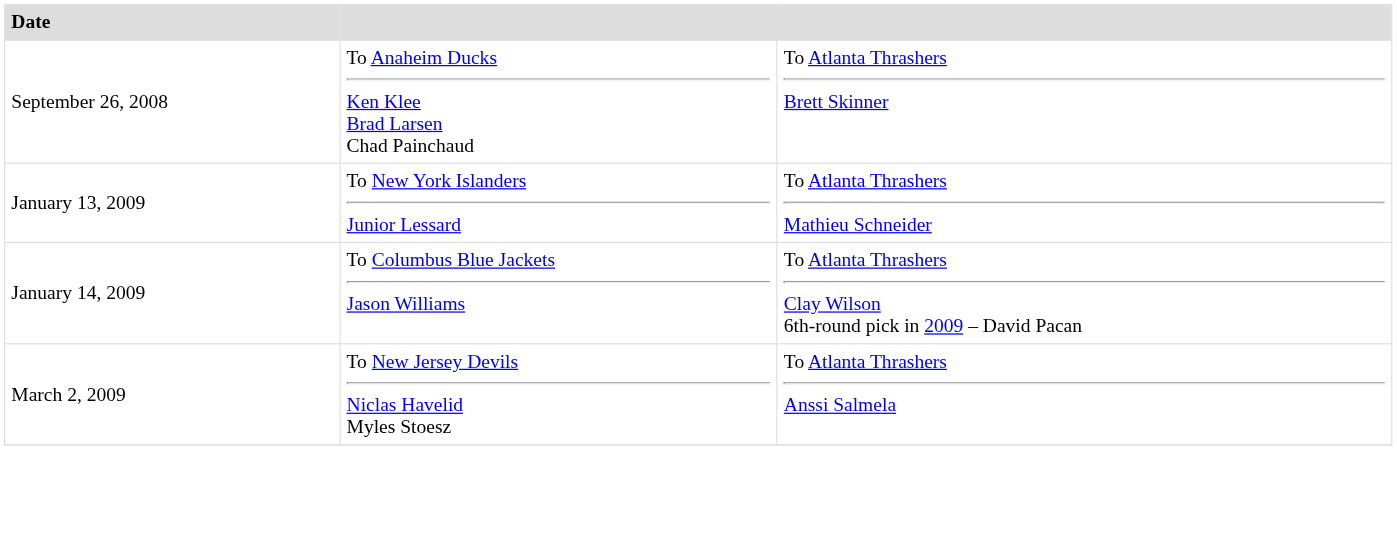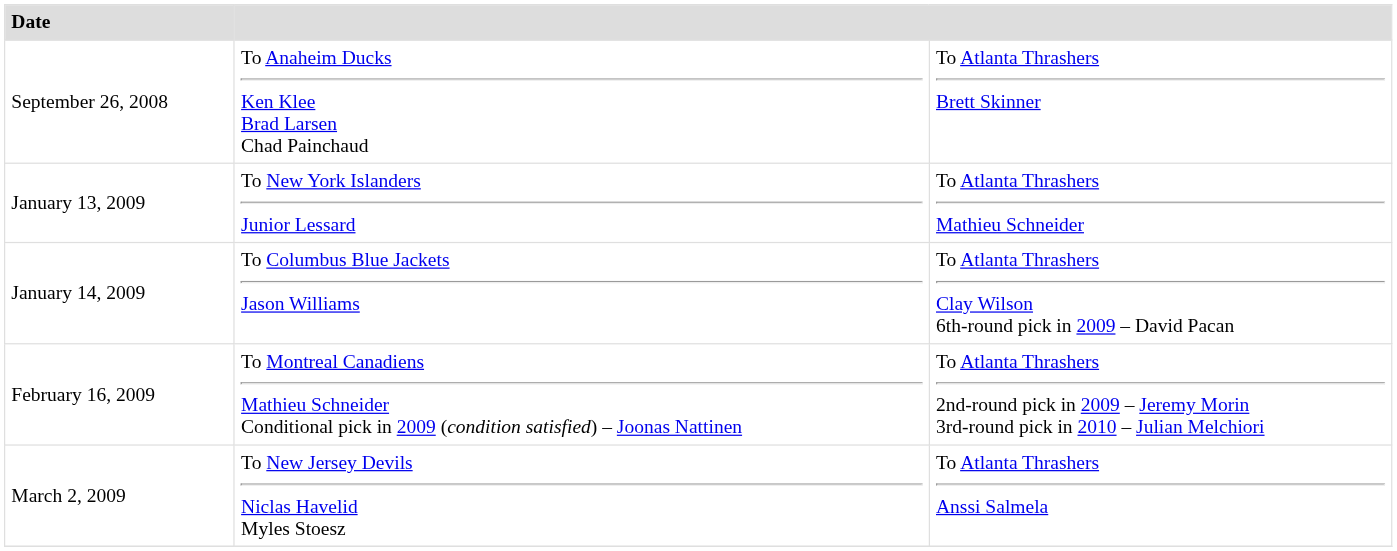+ row: (83, 394)
